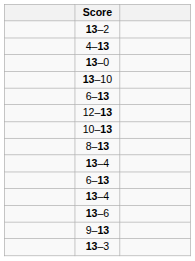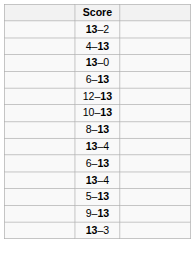- row: (40, 80)
- row: (40, 214)
+ row: (40, 197)
